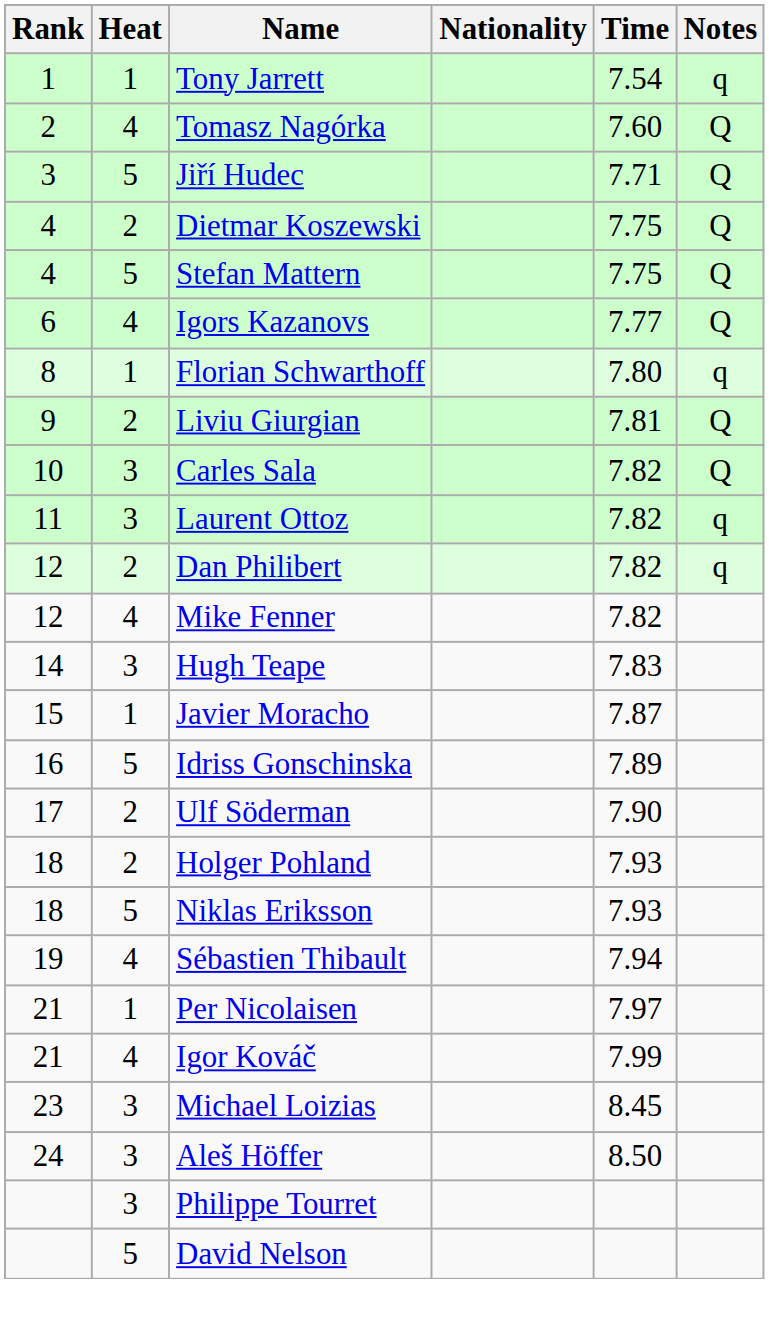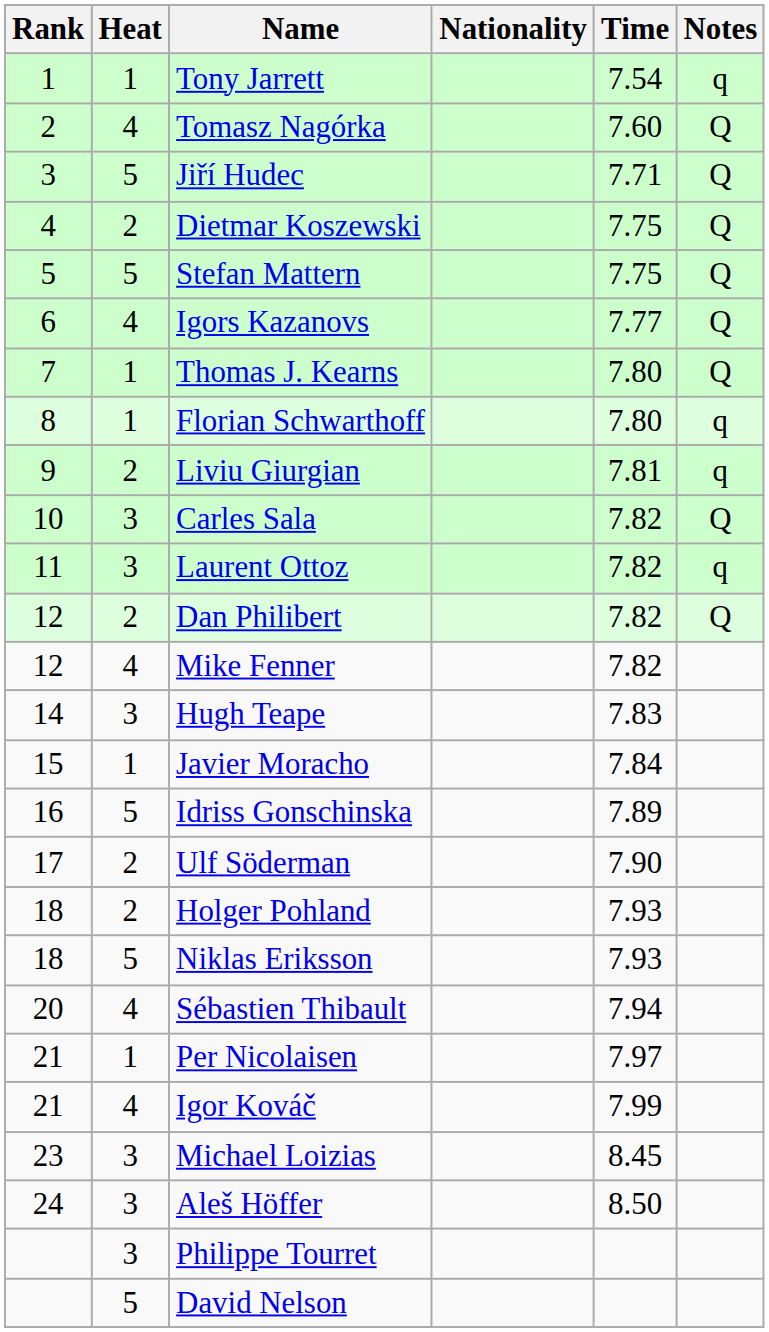(48, 273) 4 -> (48, 273) 5
+ row: (287, 371)
(720, 420) Q -> (720, 469) q
(720, 567) q -> (720, 616) Q
(635, 714) 7.87 -> (635, 763) 7.84
(48, 959) 19 -> (48, 1008) 20
